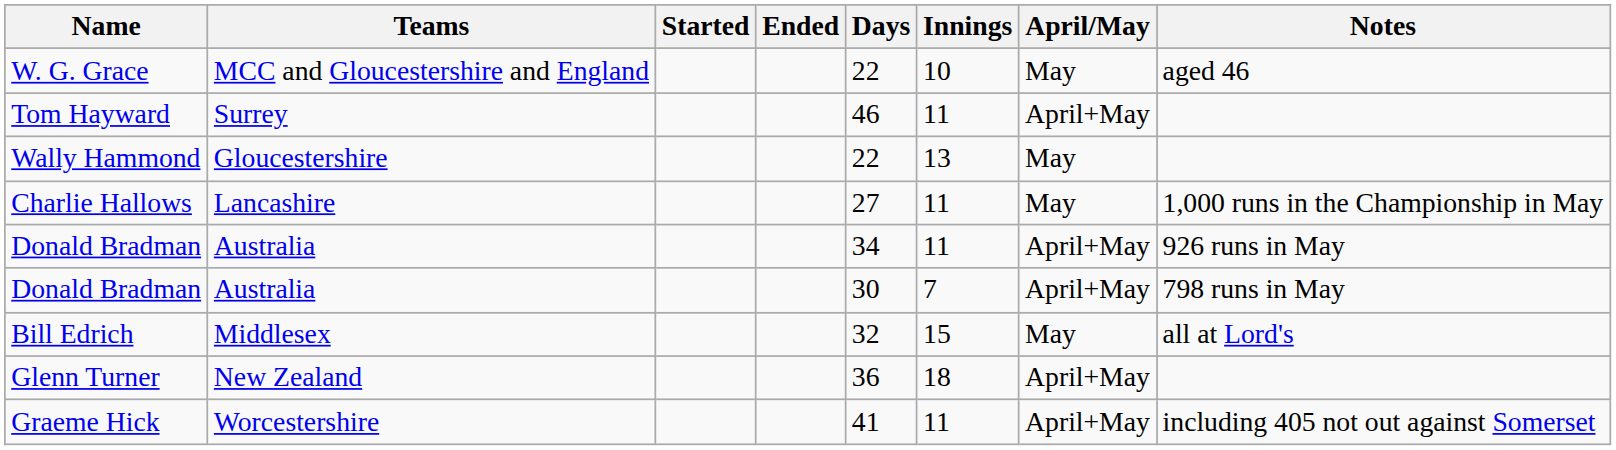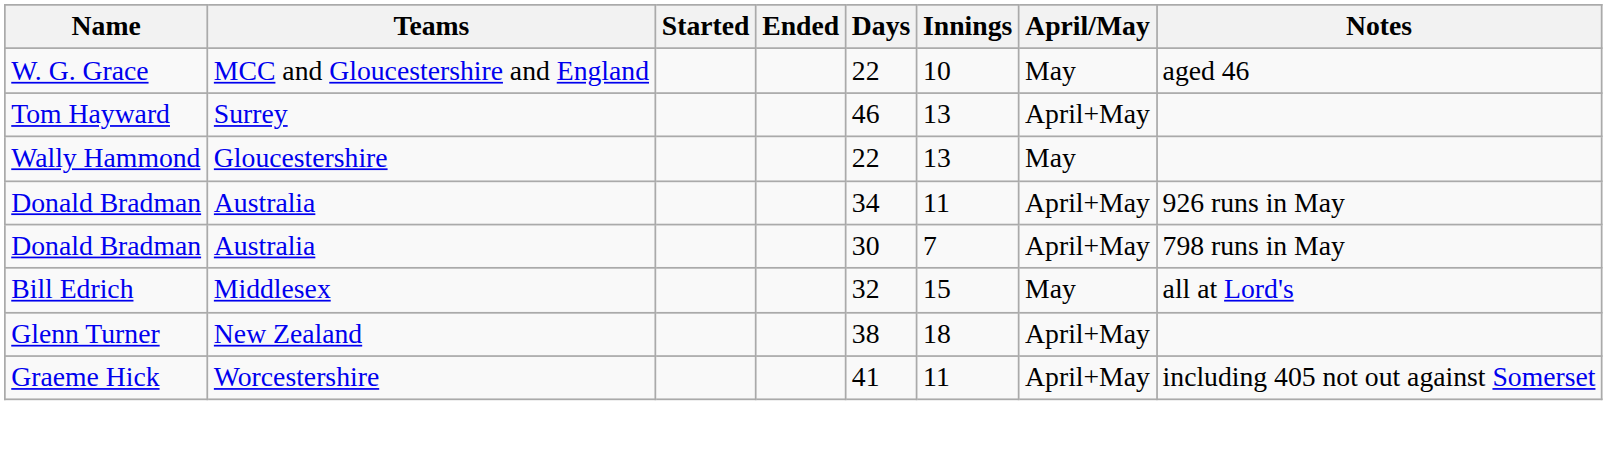(936, 114) 11 -> (937, 114) 13
- row: (102, 202)
(866, 377) 36 -> (866, 333) 38
